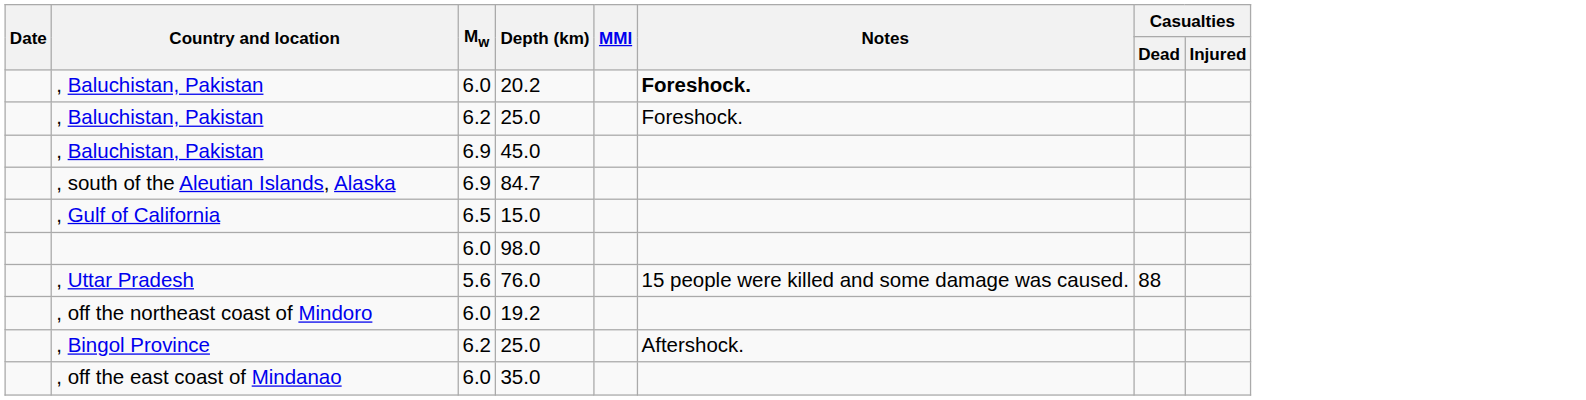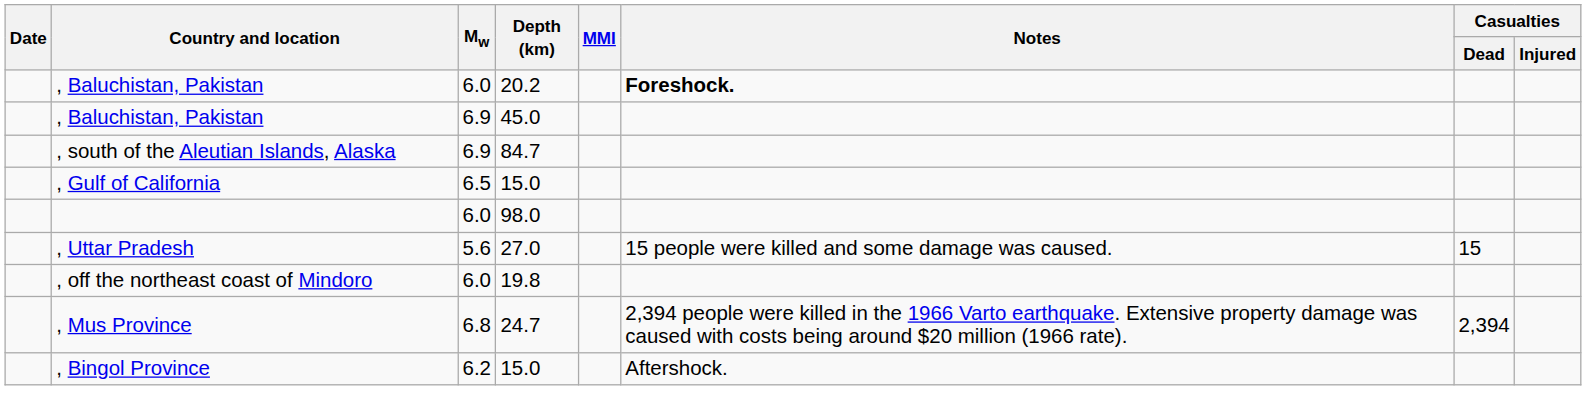- row: (160, 118)
(520, 280) 76.0 -> (520, 248) 27.0
(1150, 280) 88 -> (1470, 248) 15
(520, 313) 19.2 -> (520, 280) 19.8
+ row: (124, 324)
(520, 345) 25.0 -> (520, 368) 15.0
- row: (199, 378)
